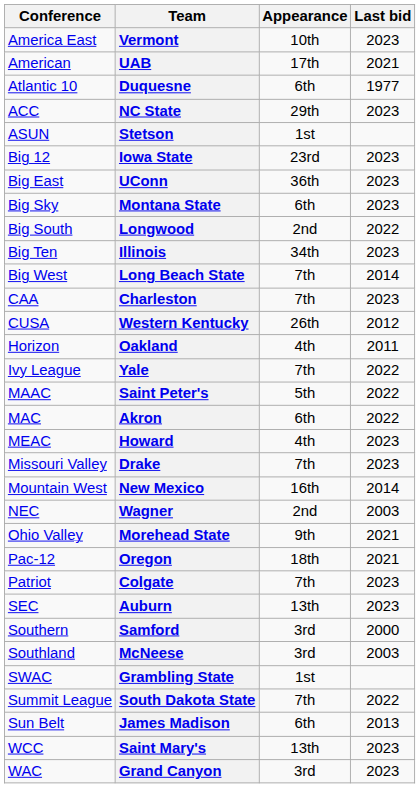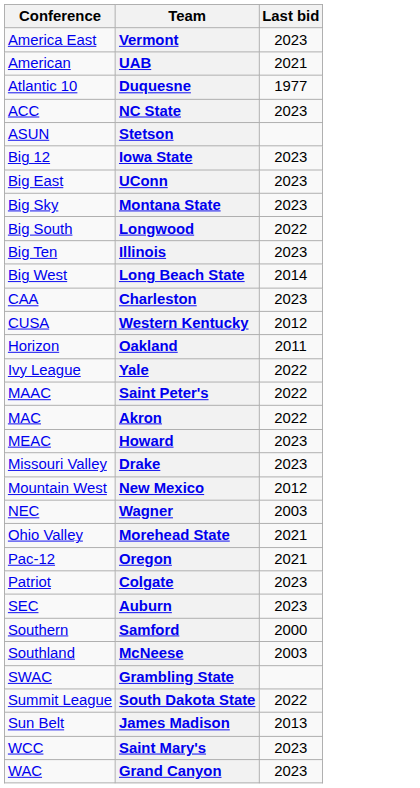- column: (305, 16)
(383, 488) 2014 -> (291, 488) 2012
